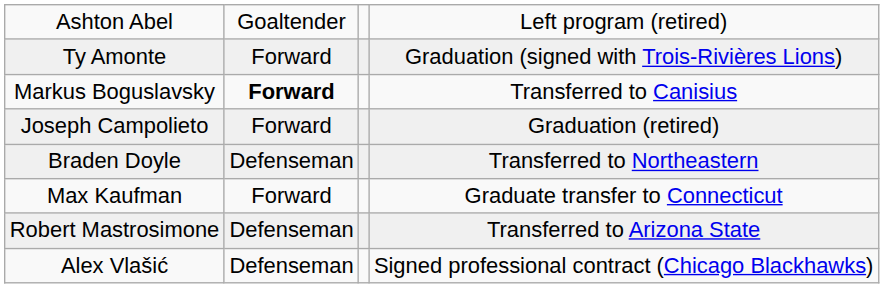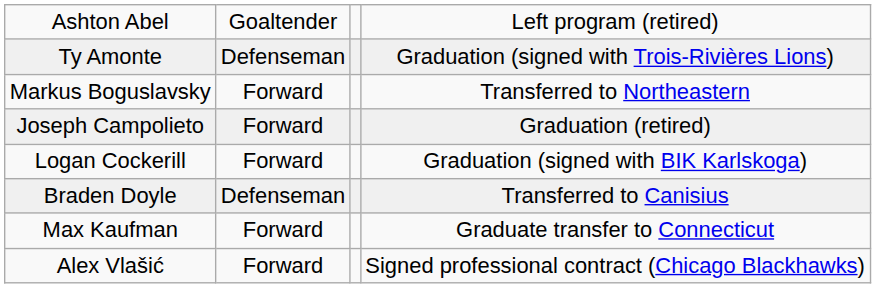(292, 56) Forward -> (283, 56) Defenseman
(292, 91) bold -> (283, 91) normal
(624, 91) Transferred to Canisius -> (615, 91) Transferred to Northeastern
+ row: (110, 160)
(624, 160) Transferred to Northeastern -> (615, 195) Transferred to Canisius
- row: (115, 230)
(292, 265) Defenseman -> (283, 265) Forward
